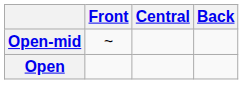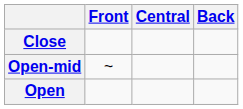+ row: (45, 41)
